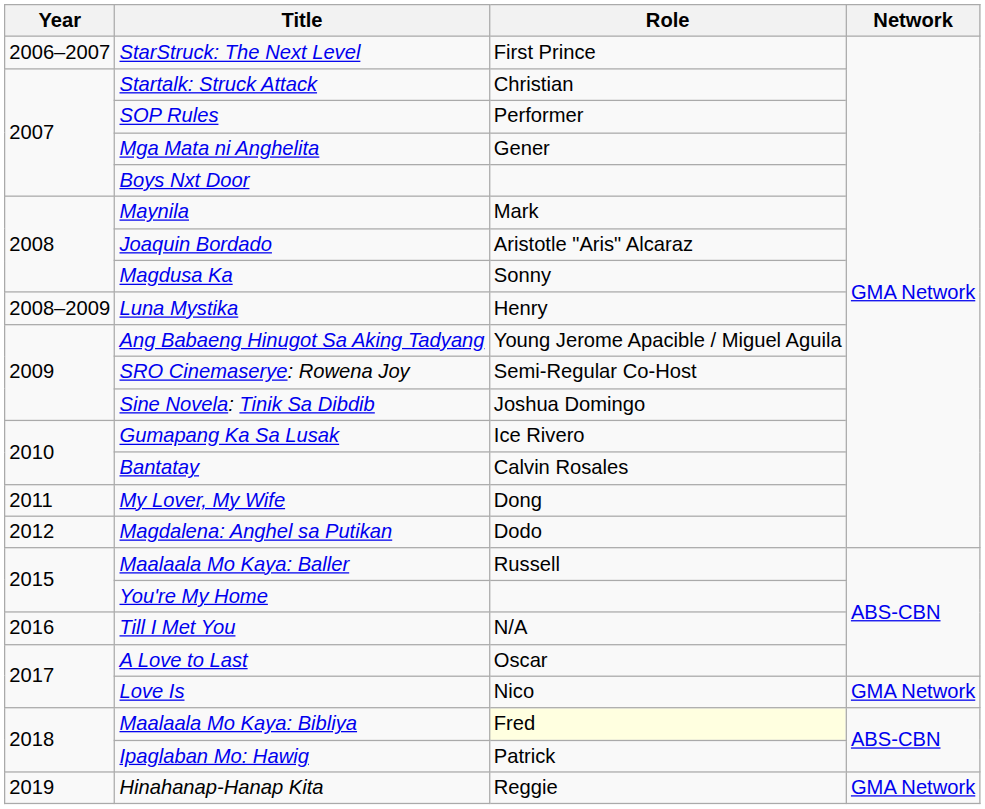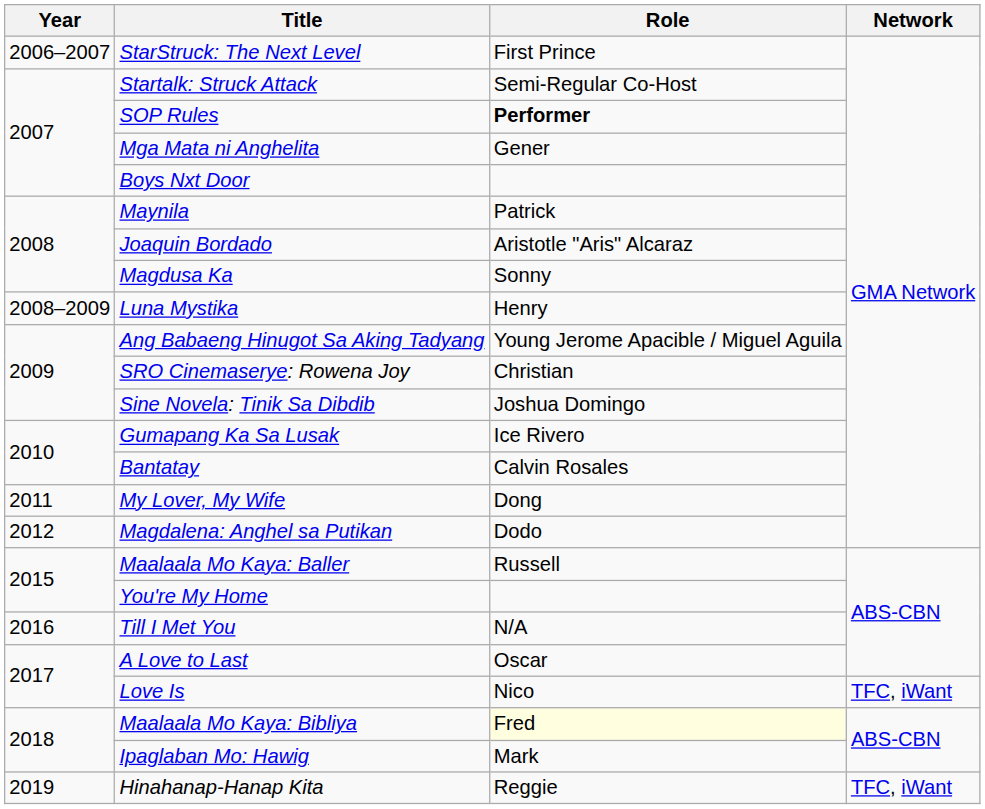(534, 84) Christian -> (595, 84) Semi-Regular Co-Host
(539, 116) normal -> (542, 116) bold
(516, 212) Mark -> (525, 212) Patrick
(595, 372) Semi-Regular Co-Host -> (534, 372) Christian
(913, 691) GMA Network -> (902, 691) TFC, iWant
(525, 755) Patrick -> (516, 755) Mark
(913, 787) GMA Network -> (902, 787) TFC, iWant
